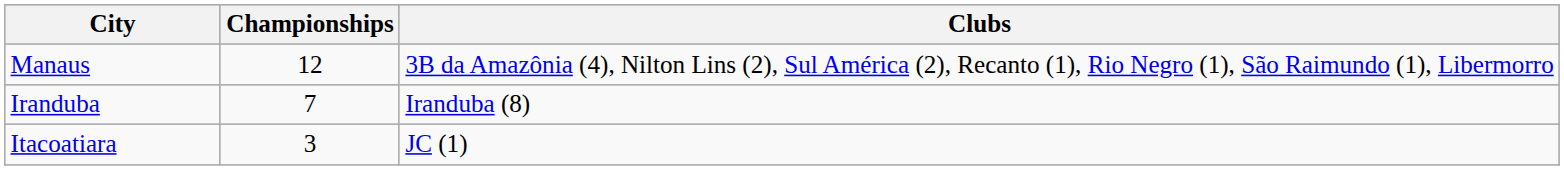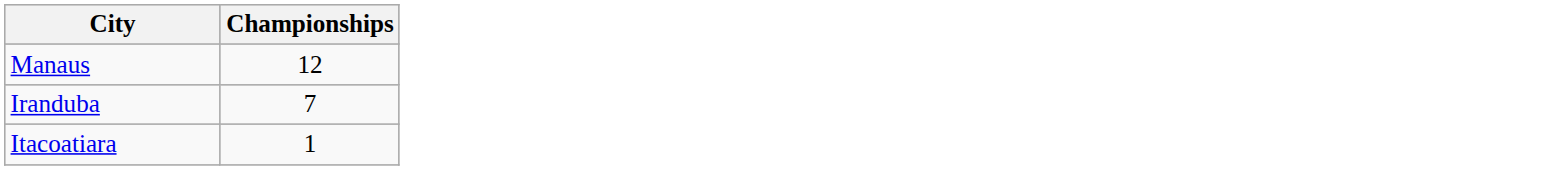- column: (980, 24)
(310, 143) 3 -> (310, 143) 1
